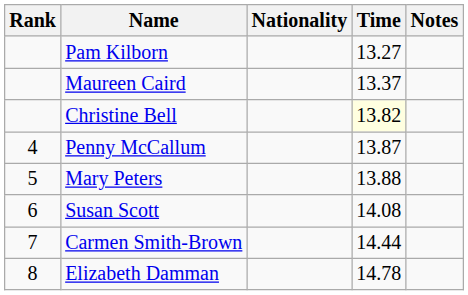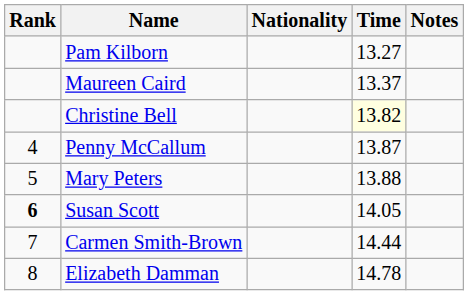(33, 210) normal -> (33, 210) bold
(379, 210) 14.08 -> (379, 210) 14.05
